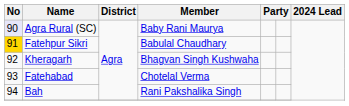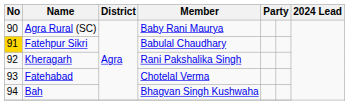(12, 28) lavender background -> (12, 28) no background
(200, 60) Bhagvan Singh Kushwaha -> (191, 60) Rani Pakshalika Singh
(191, 92) Rani Pakshalika Singh -> (200, 92) Bhagvan Singh Kushwaha
